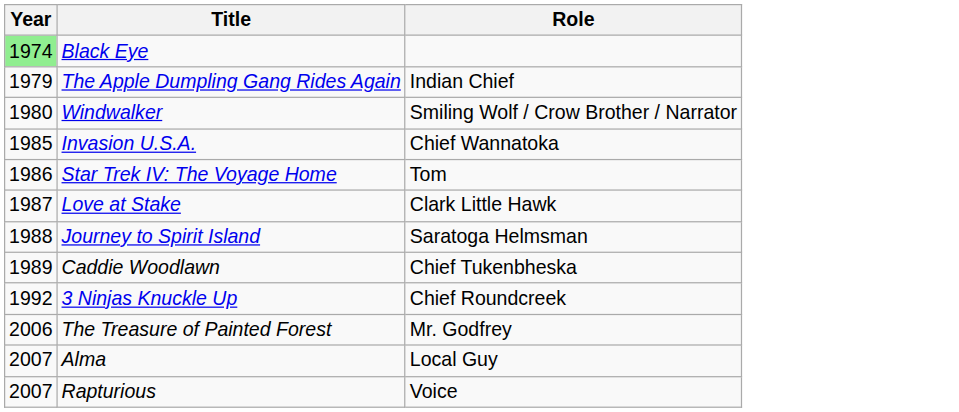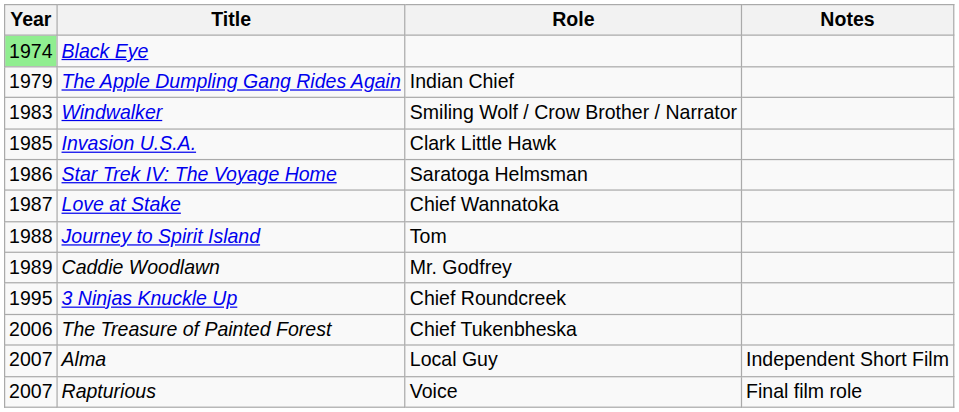+ column: (847, 19)
(31, 112) 1980 -> (31, 112) 1983
(484, 143) Chief Wannatoka -> (483, 143) Clark Little Hawk
(428, 174) Tom -> (499, 174) Saratoga Helmsman
(483, 205) Clark Little Hawk -> (484, 205) Chief Wannatoka
(499, 236) Saratoga Helmsman -> (428, 236) Tom
(493, 267) Chief Tukenbheska -> (461, 267) Mr. Godfrey
(31, 298) 1992 -> (31, 298) 1995
(461, 329) Mr. Godfrey -> (493, 329) Chief Tukenbheska
